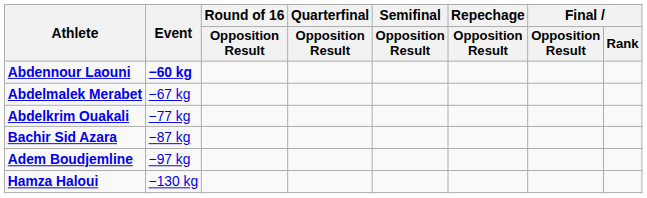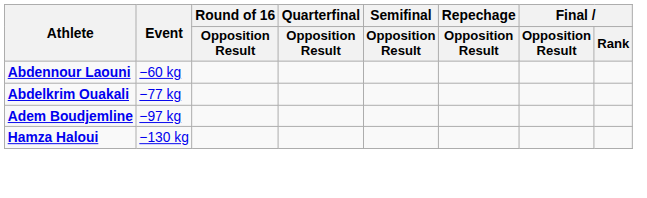(170, 73) bold -> (160, 73) normal
- row: (75, 94)
- row: (62, 138)
